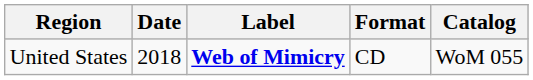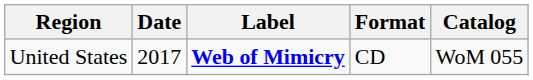(159, 56) 2018 -> (159, 56) 2017
